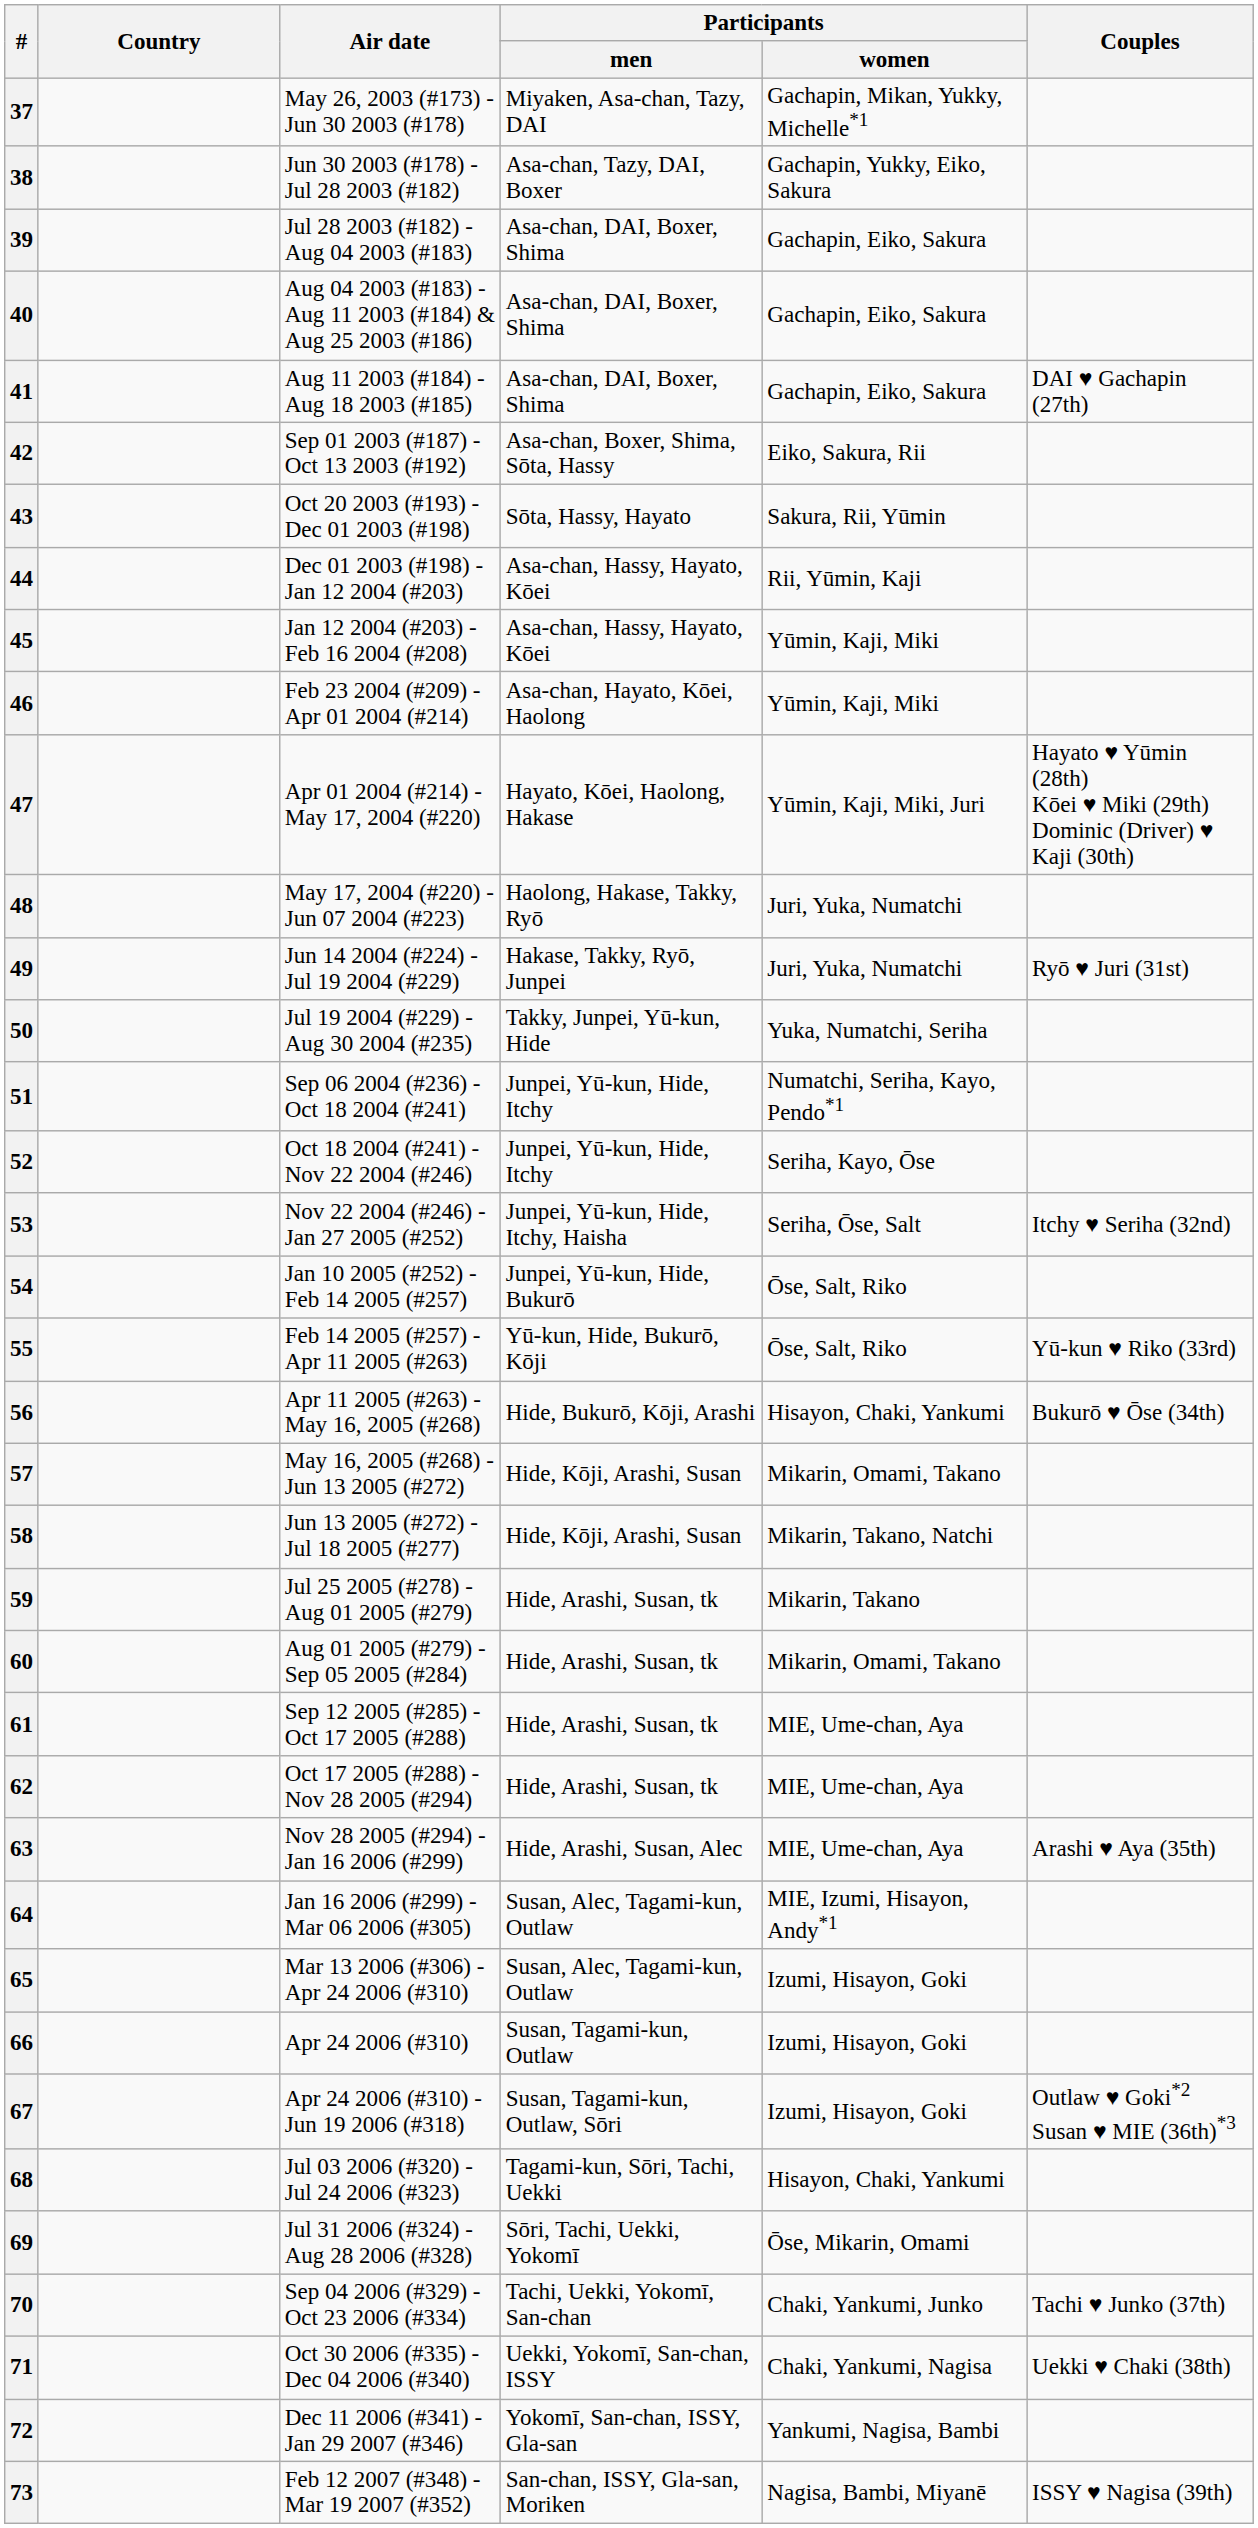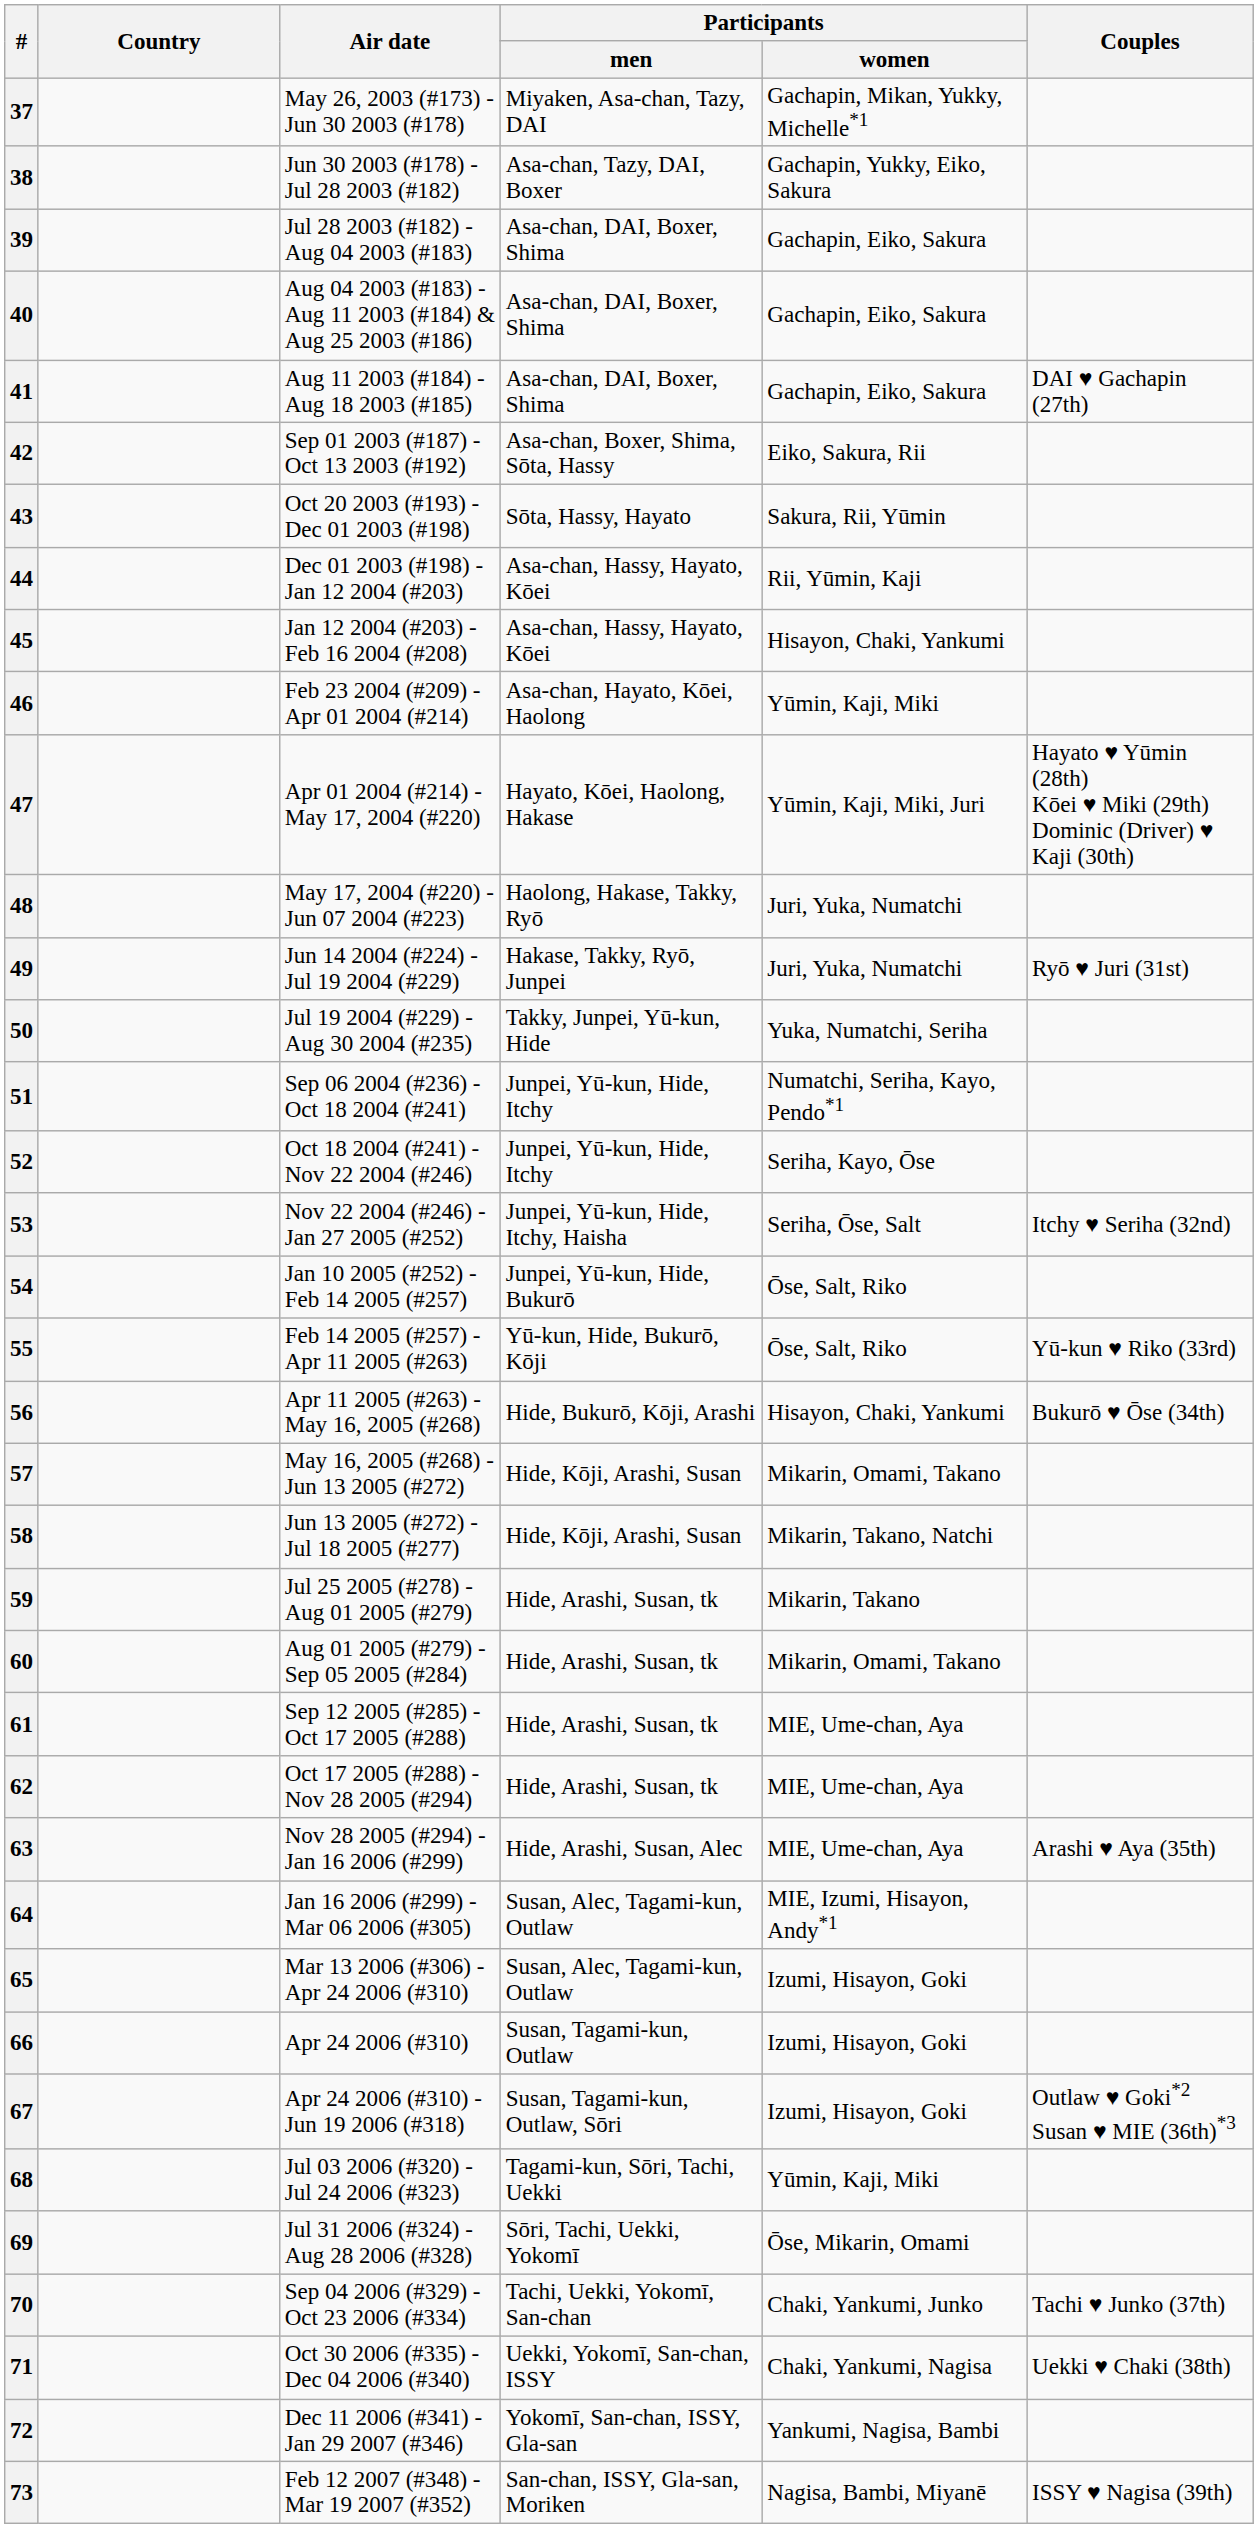(853, 640) Yūmin, Kaji, Miki -> (886, 640) Hisayon, Chaki, Yankumi
(886, 2179) Hisayon, Chaki, Yankumi -> (853, 2179) Yūmin, Kaji, Miki
